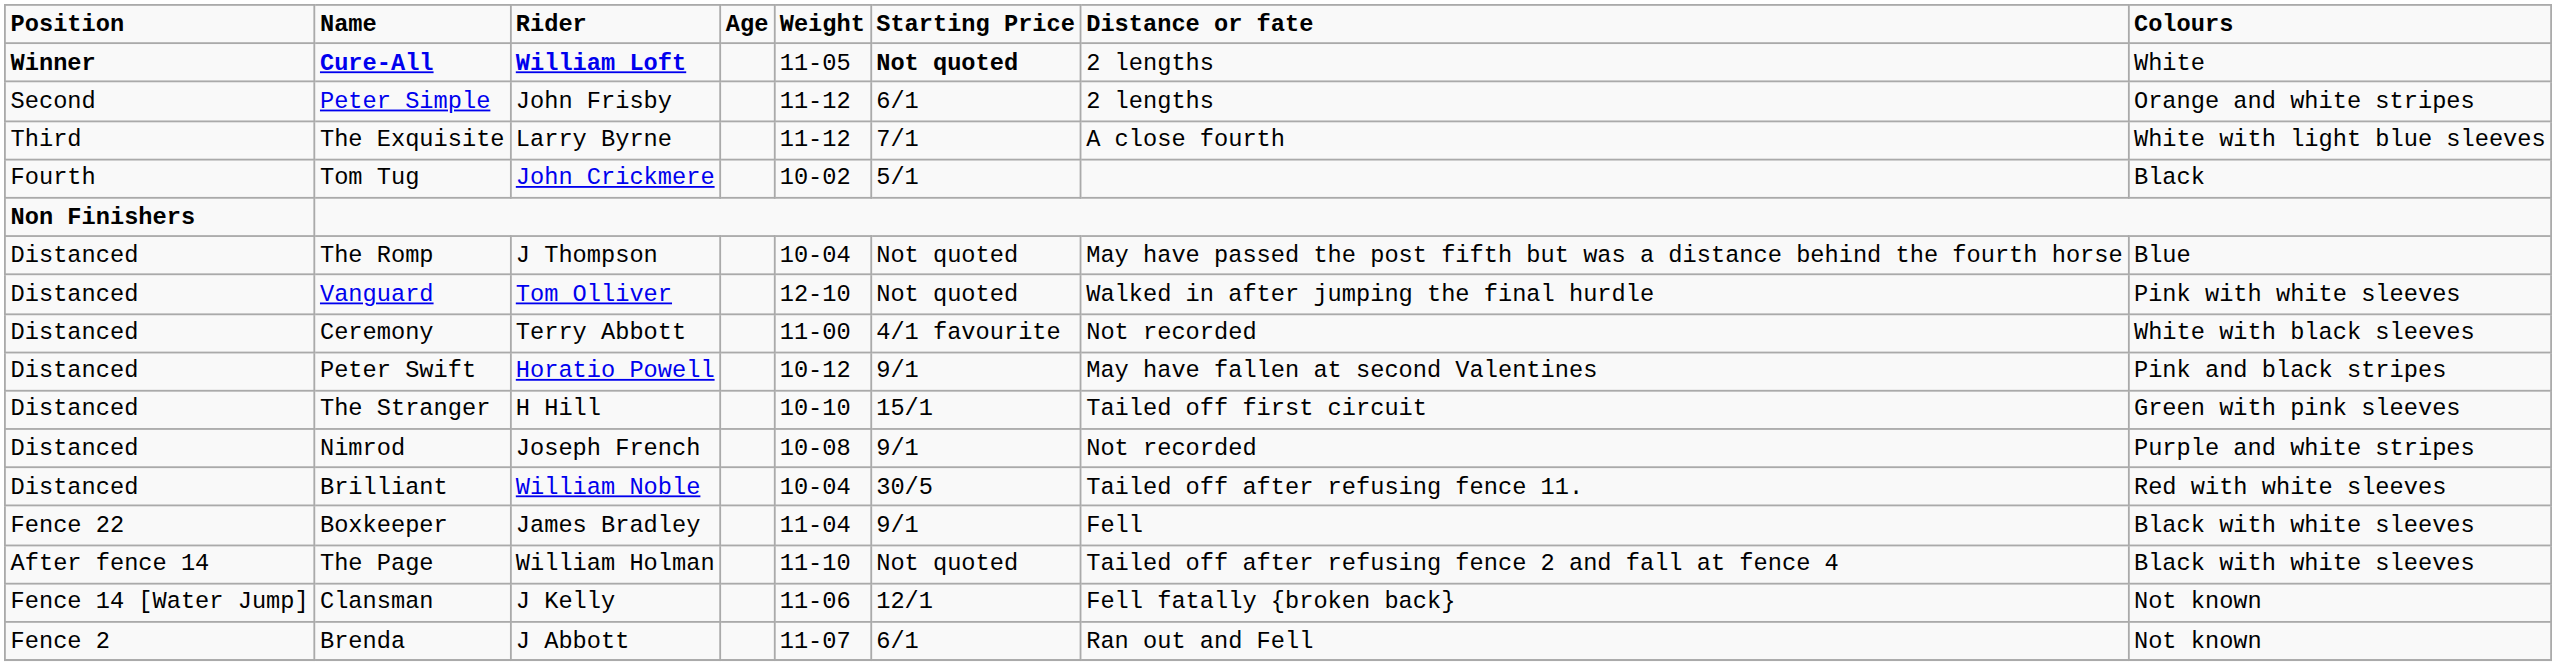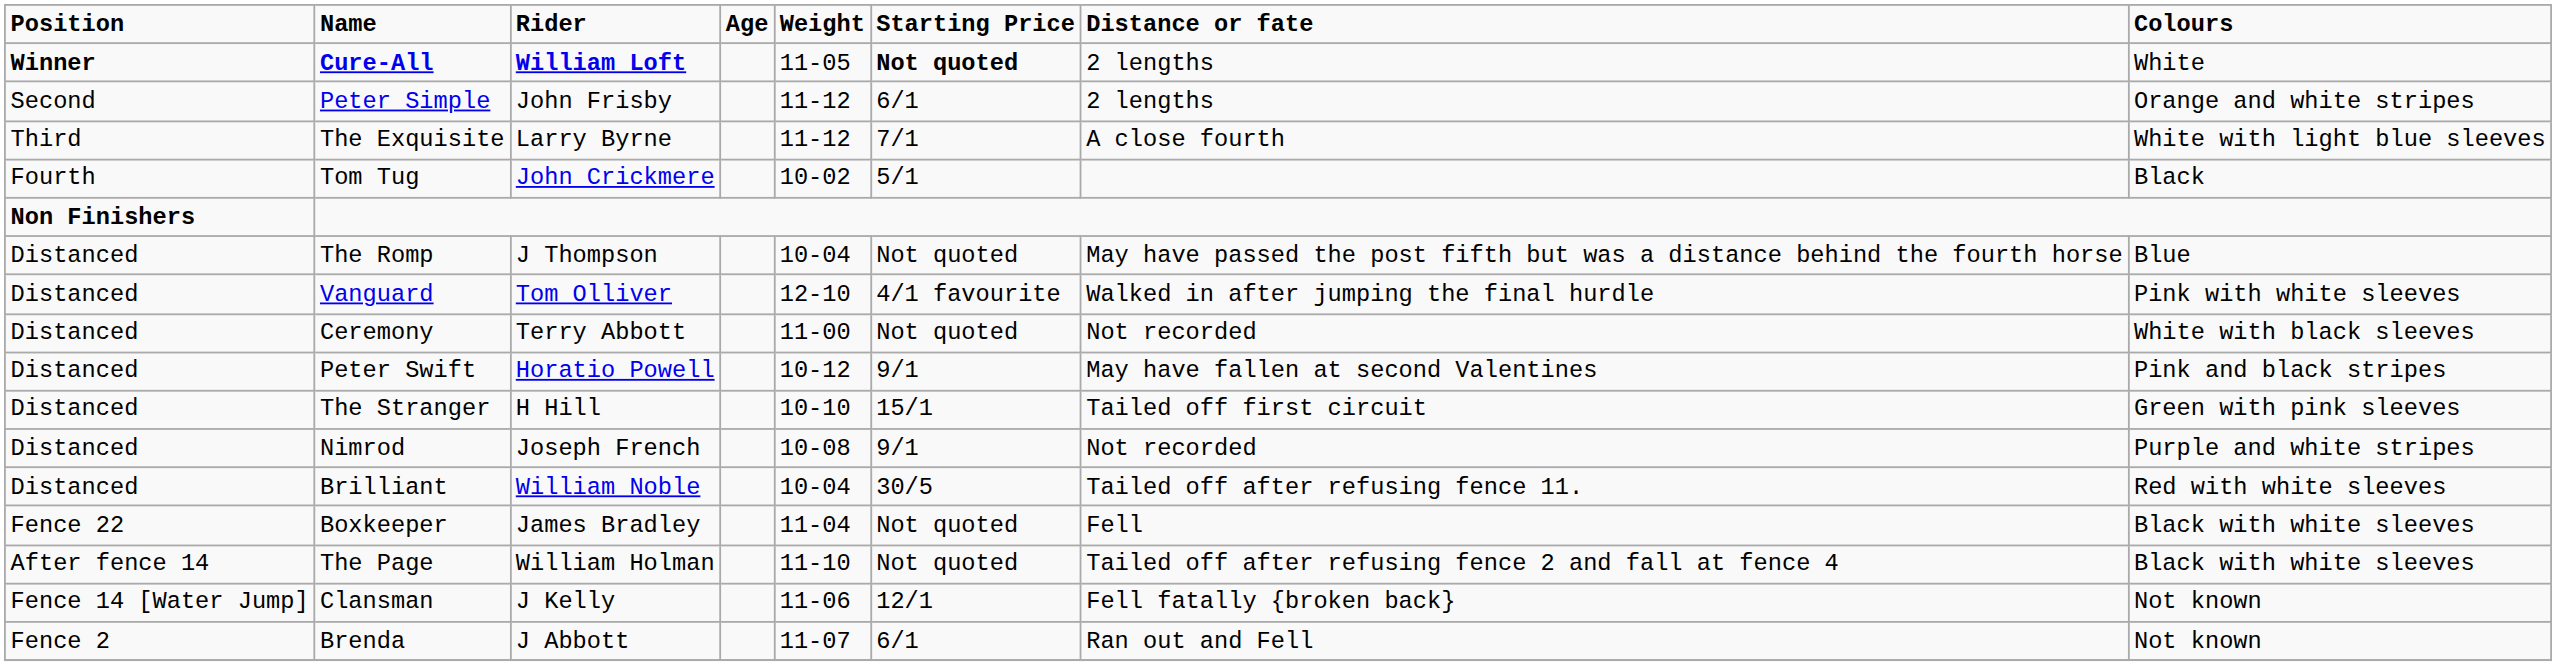(947, 294) Not quoted -> (968, 294) 4/1 favourite
(968, 333) 4/1 favourite -> (947, 333) Not quoted
(897, 525) 9/1 -> (947, 525) Not quoted
